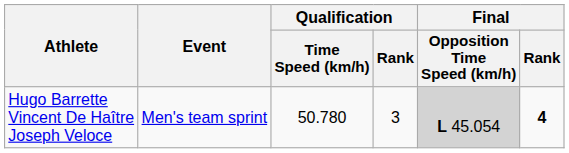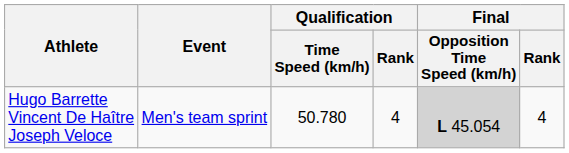(395, 118) 3 -> (395, 118) 4
(542, 118) bold -> (542, 118) normal
